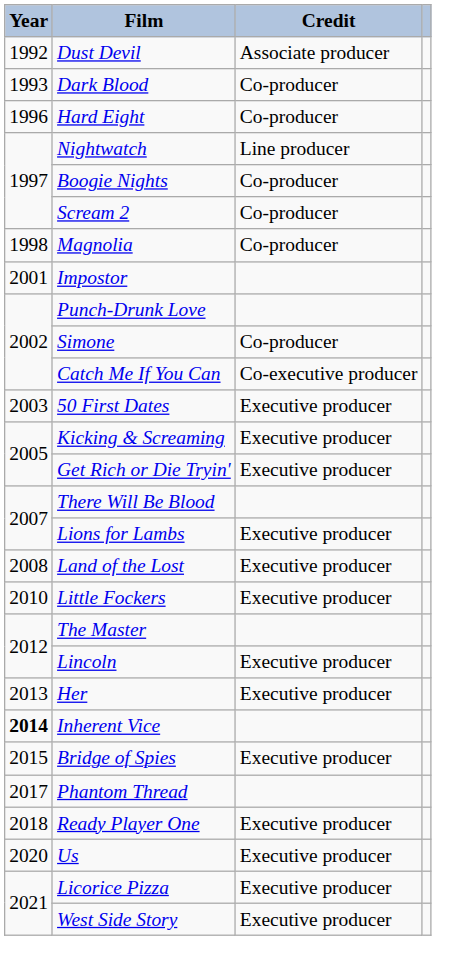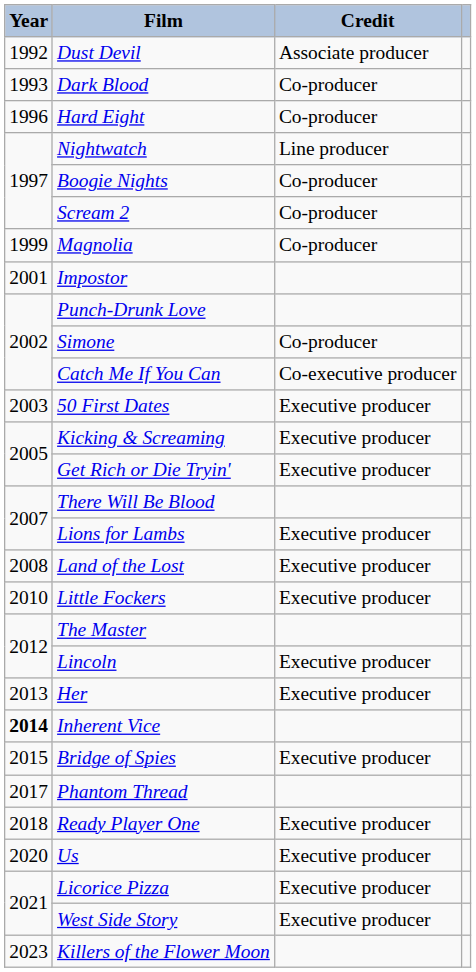(29, 245) 1998 -> (29, 245) 1999
+ row: (163, 951)
